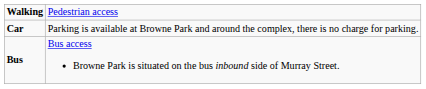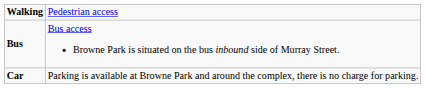rows swapped: (15, 60) <-> (15, 28)
